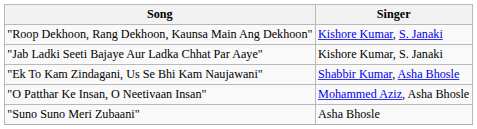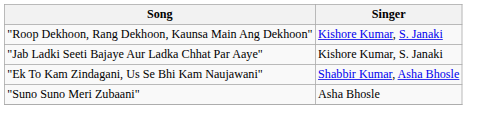- row: (107, 94)
